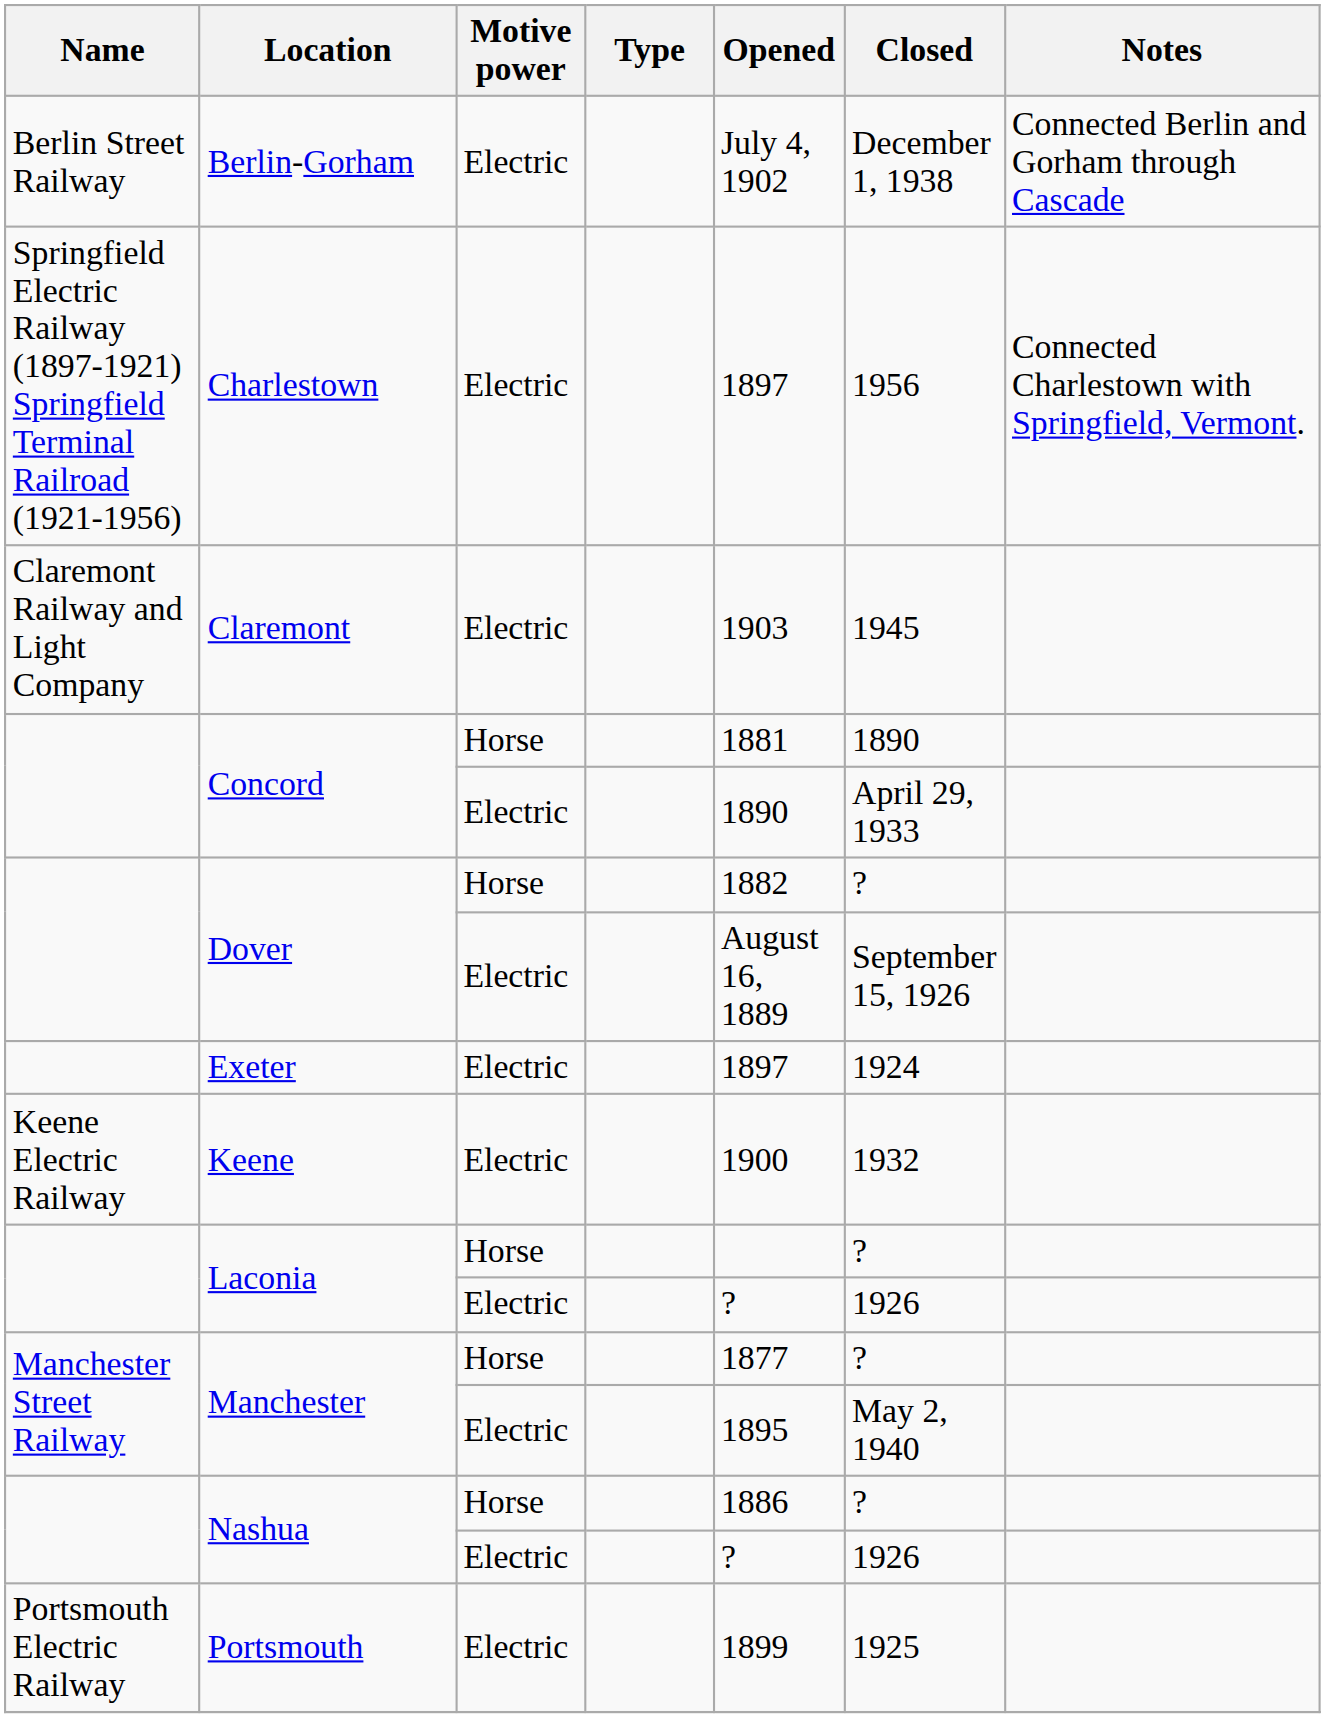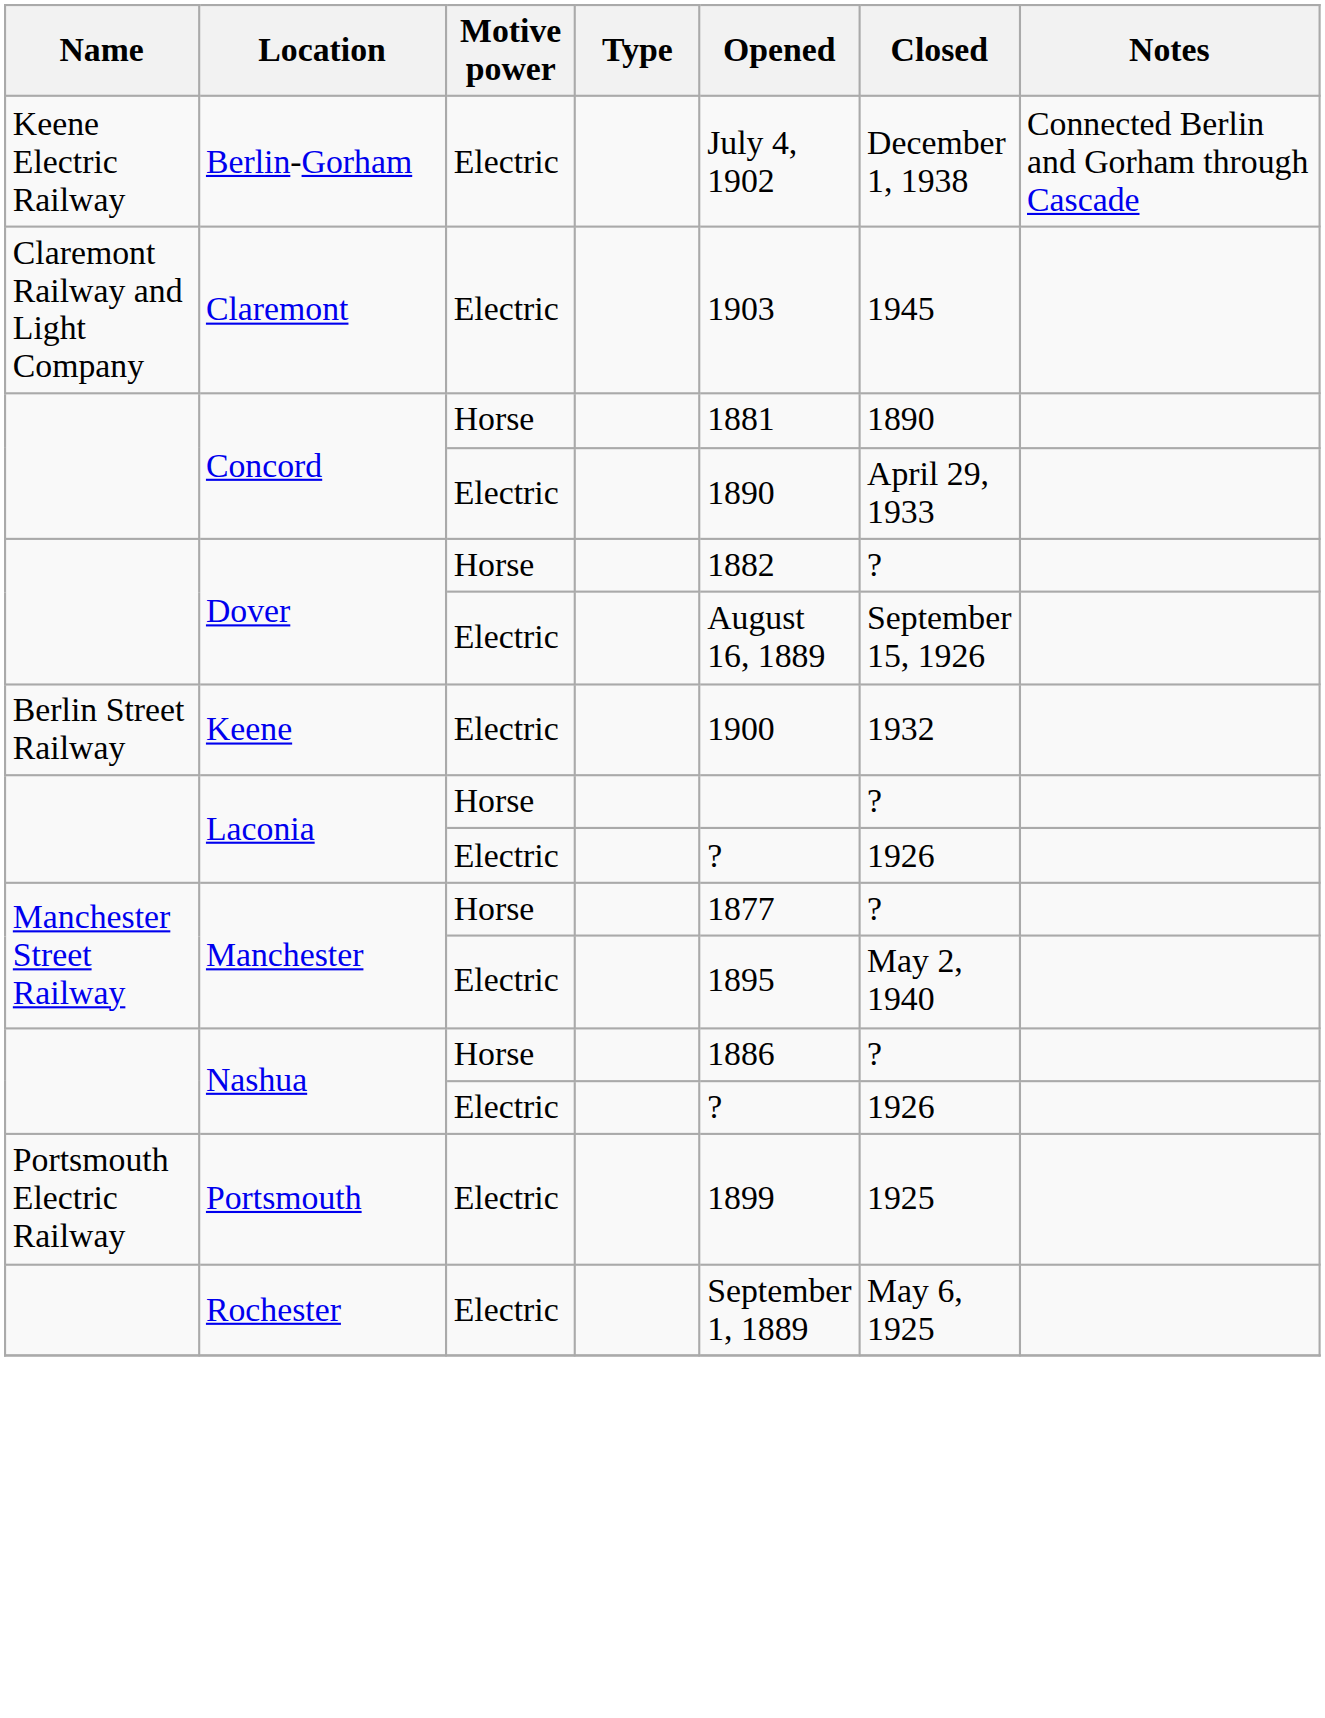(99, 160) Berlin Street Railway -> (69, 160) Keene Electric Railway
- row: (293, 385)
- row: (252, 1067)
(69, 1158) Keene Electric Railway -> (99, 728) Berlin Street Railway
+ row: (273, 1309)
